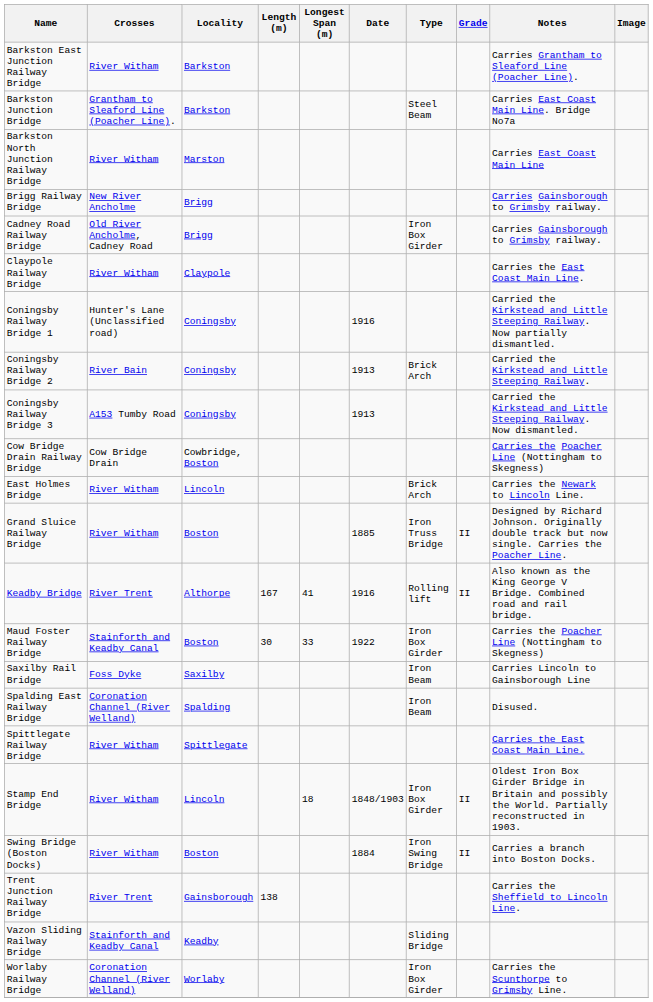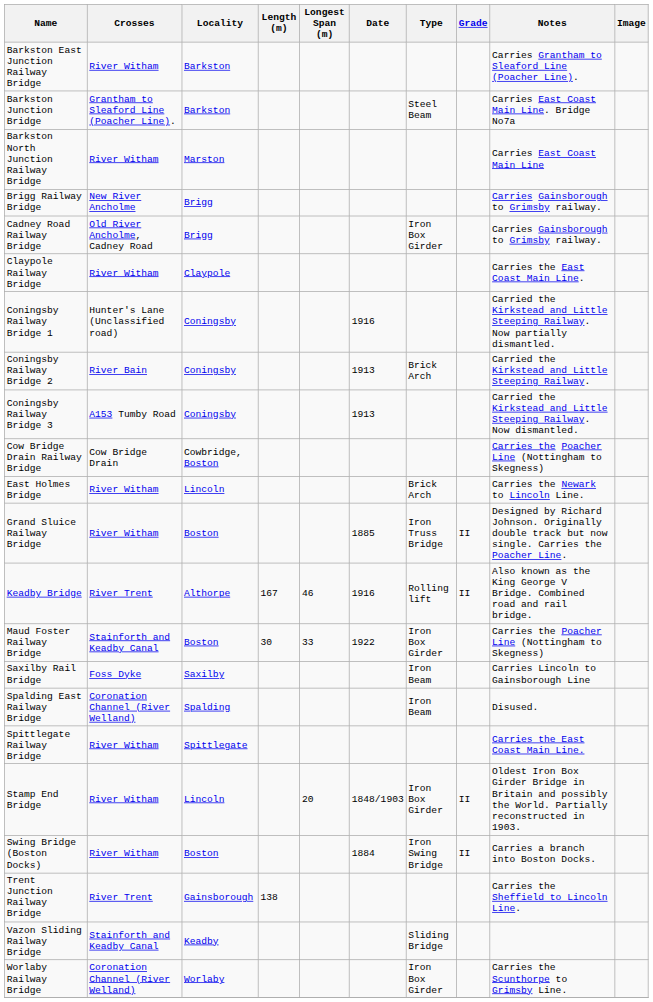(308, 593) 41 -> (308, 593) 46
(308, 799) 18 -> (308, 799) 20
